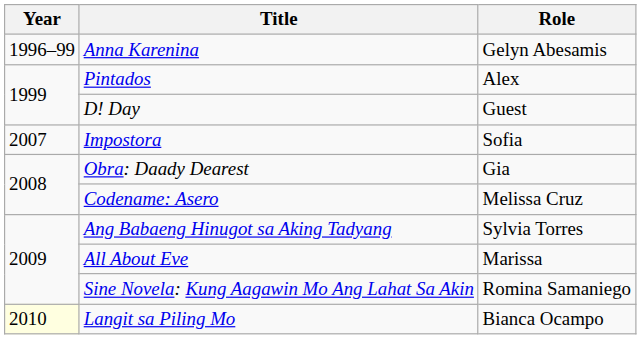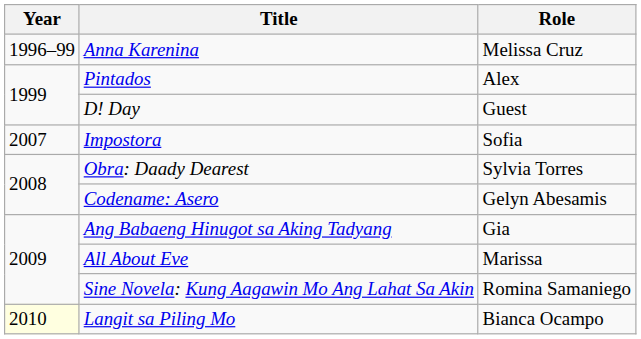(545, 49) Gelyn Abesamis -> (533, 49) Melissa Cruz
(496, 169) Gia -> (533, 169) Sylvia Torres
(533, 199) Melissa Cruz -> (545, 199) Gelyn Abesamis
(533, 229) Sylvia Torres -> (496, 229) Gia
